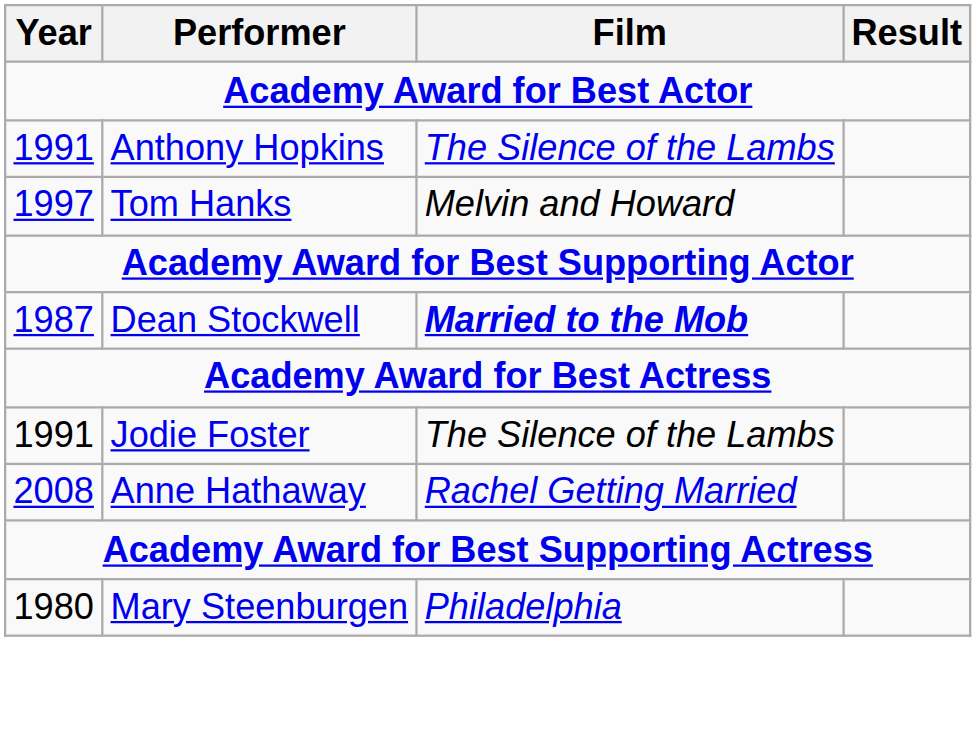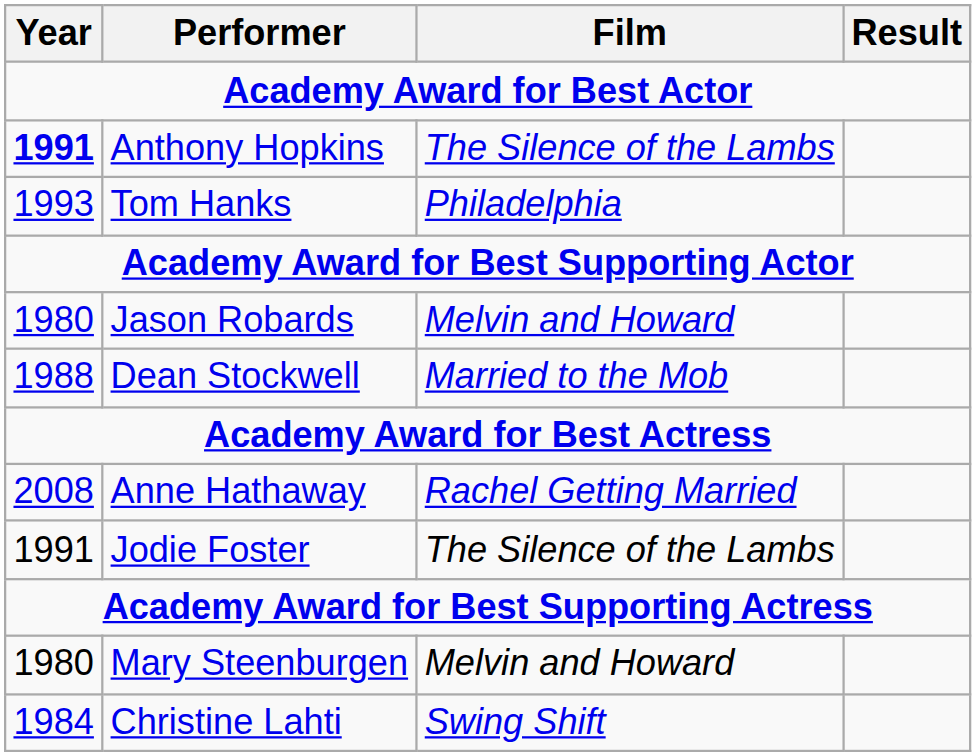(54, 147) normal -> (54, 147) bold
(54, 205) 1997 -> (54, 205) 1993
(580, 205) Melvin and Howard -> (523, 205) Philadelphia
+ row: (232, 319)
(54, 319) 1987 -> (54, 377) 1988
(586, 319) bold -> (576, 377) normal
rows swapped: (210, 434) <-> (238, 491)
(523, 606) Philadelphia -> (580, 663) Melvin and Howard
+ row: (226, 721)
